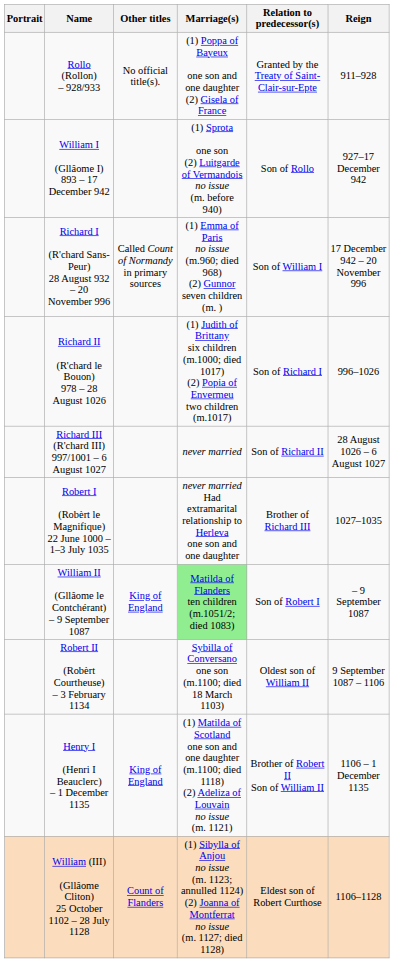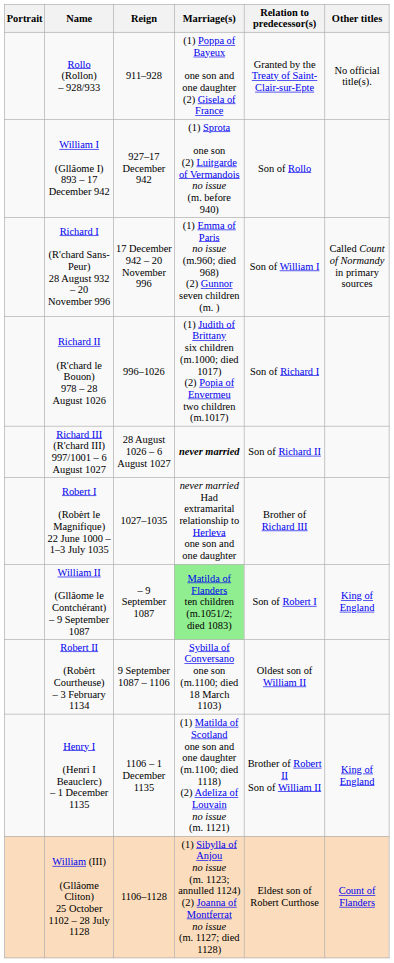columns swapped: (358, 18) <-> (145, 18)
(212, 452) normal -> (209, 452) bold
